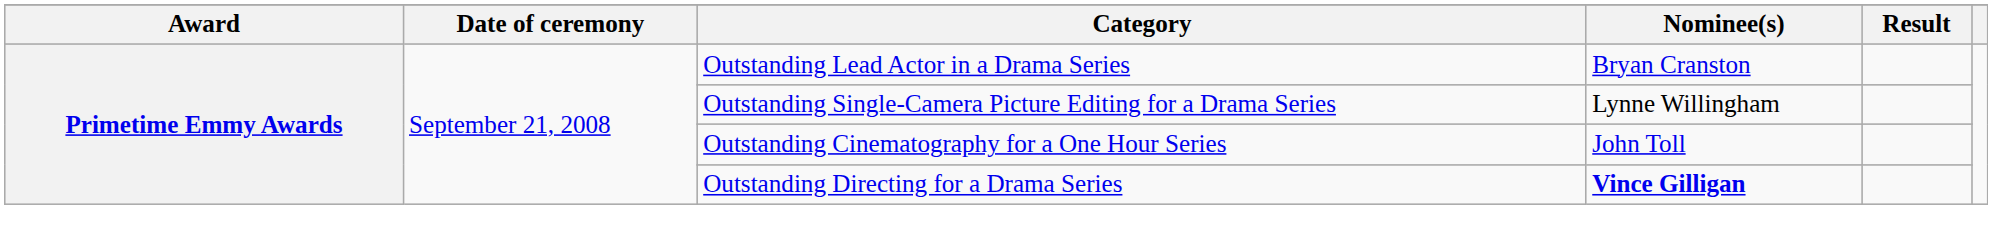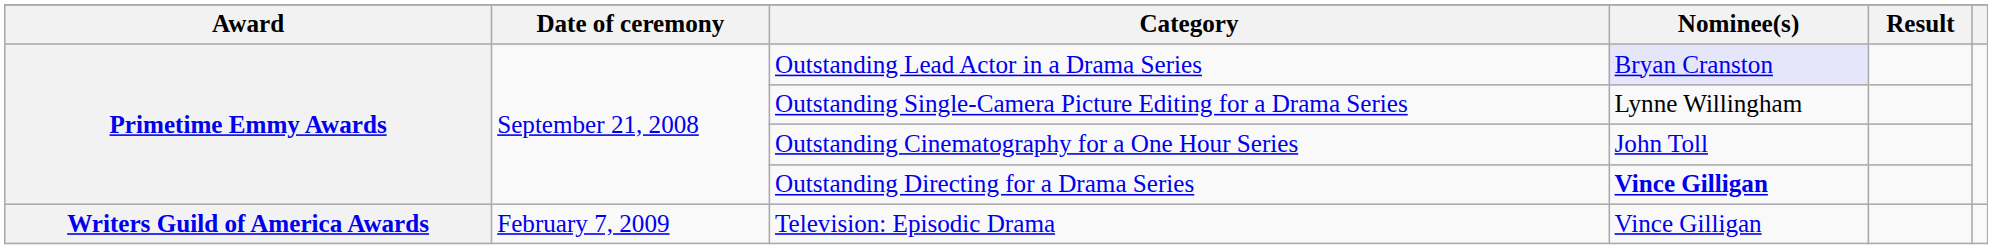(1671, 64) no background -> (1694, 64) lavender background
+ row: (915, 223)
